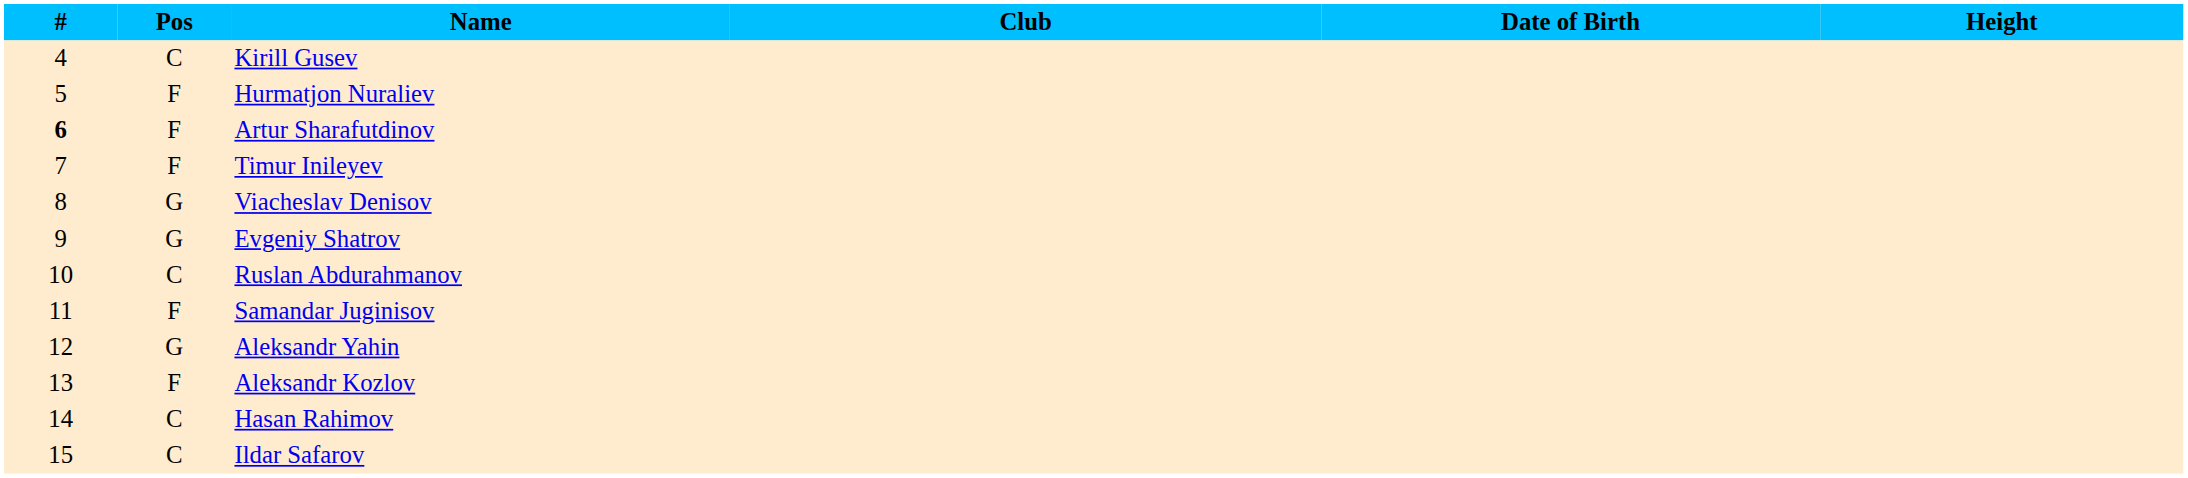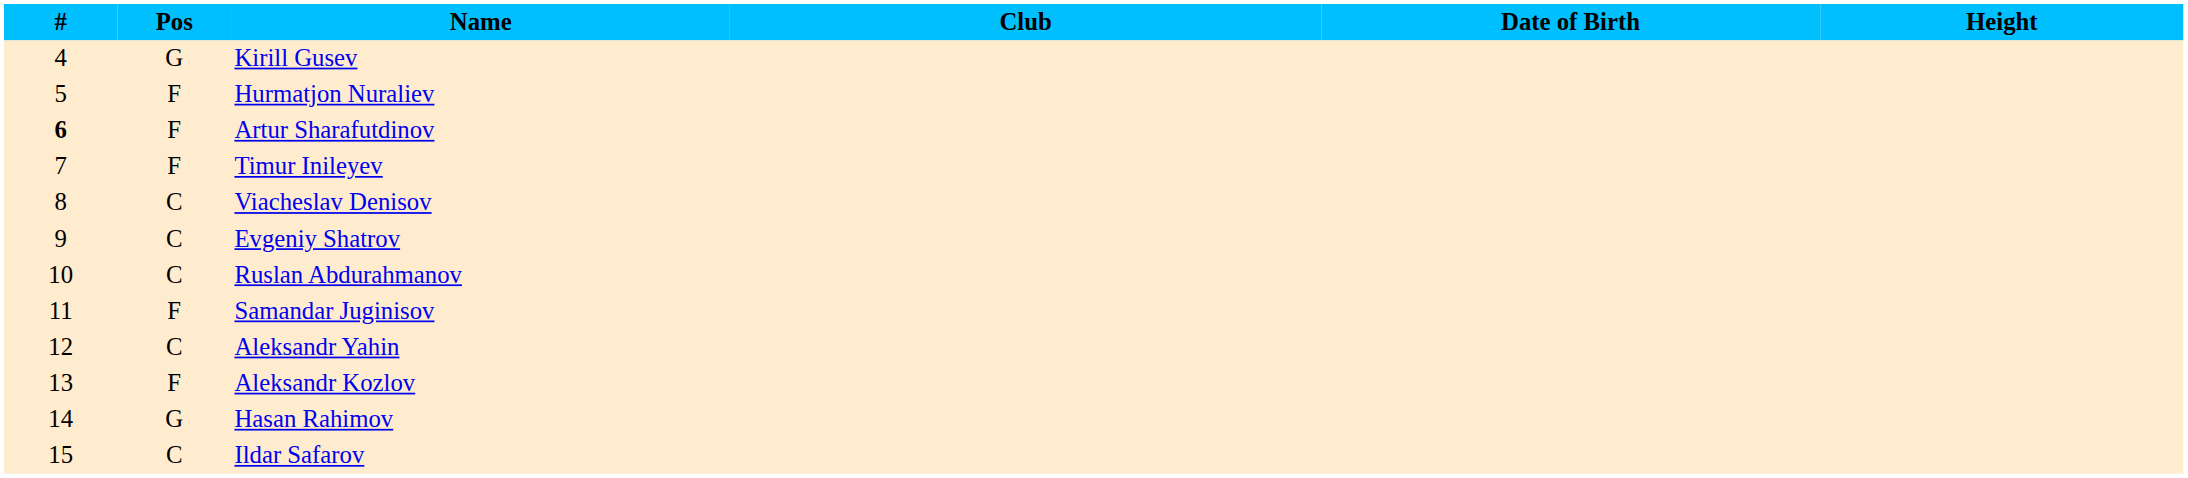(174, 57) C -> (174, 57) G
(174, 202) G -> (174, 202) C
(174, 238) G -> (174, 238) C
(174, 346) G -> (174, 346) C
(174, 419) C -> (174, 419) G
